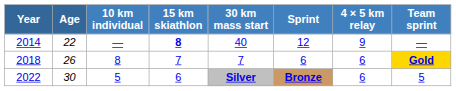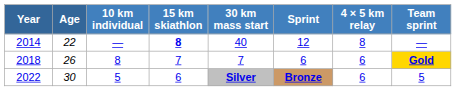(362, 43) 9 -> (362, 43) 8
